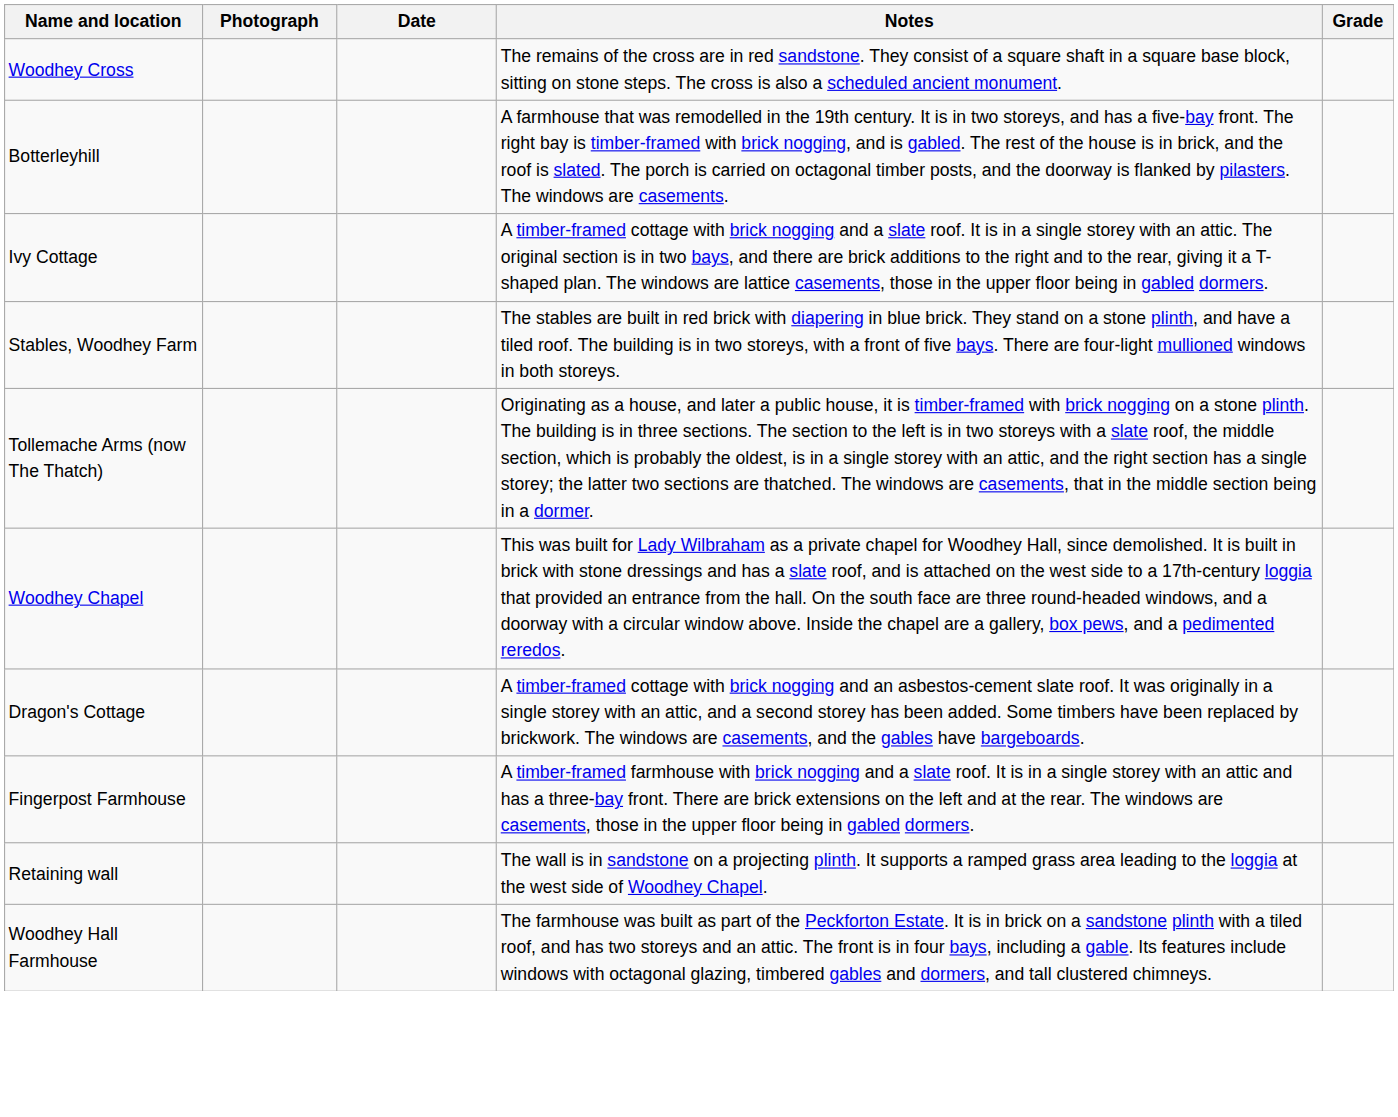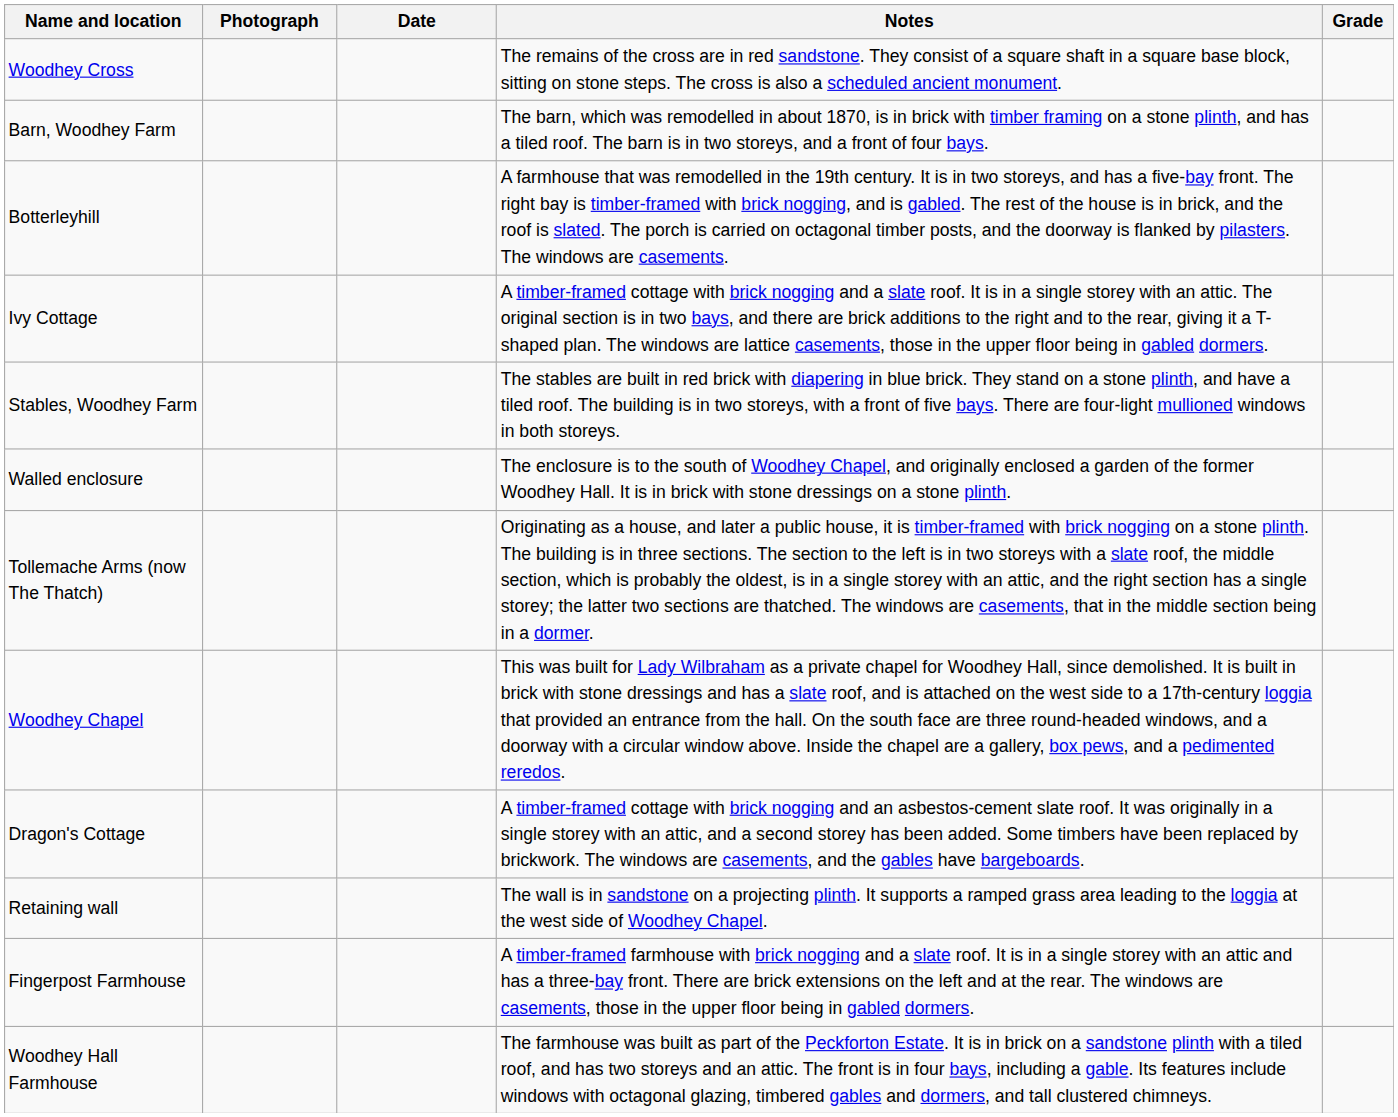+ row: (92, 130)
+ row: (76, 479)
rows swapped: (97, 799) <-> (63, 873)
